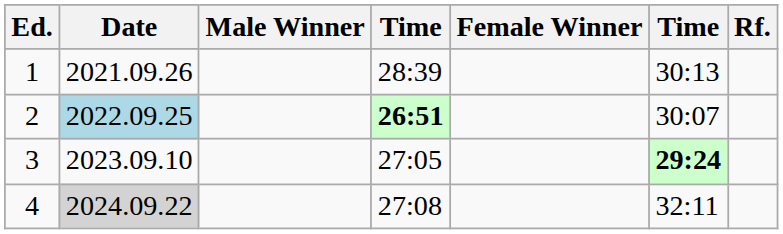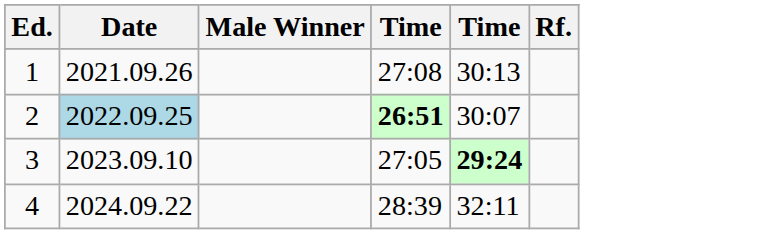- column: (549, 26)
(410, 71) 28:39 -> (410, 71) 27:08
(129, 205) lightgrey background -> (129, 205) no background
(410, 205) 27:08 -> (410, 205) 28:39
